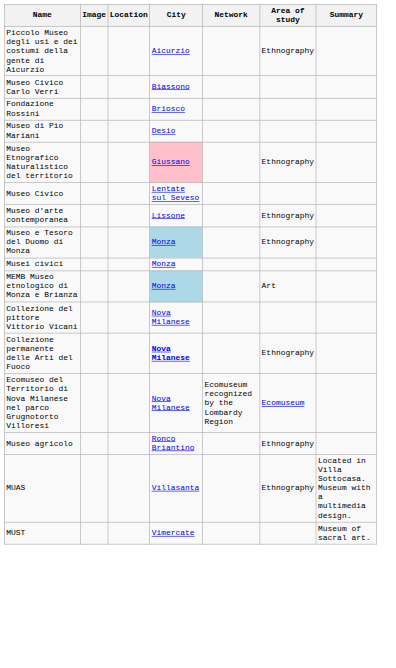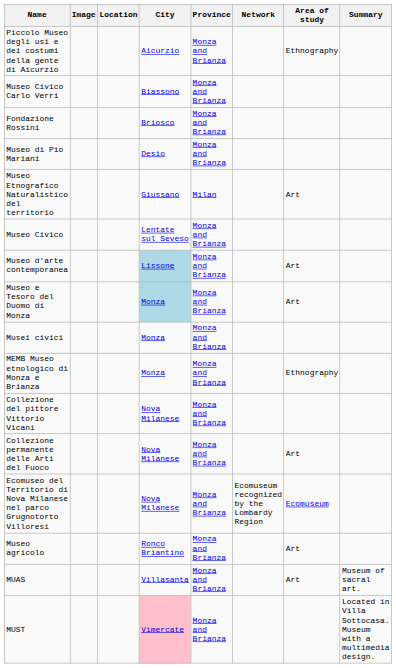+ column: (212, 15)
(171, 162) pink background -> (160, 194) no background
(288, 162) Ethnography -> (293, 194) Art
(168, 216) no background -> (158, 266) lightblue background
(288, 216) Ethnography -> (293, 266) Art
(288, 242) Ethnography -> (293, 302) Art
(164, 286) lightblue background -> (153, 373) no background
(269, 286) Art -> (312, 373) Ethnography
(171, 353) bold -> (160, 454) normal
(288, 353) Ethnography -> (293, 454) Art
(288, 443) Ethnography -> (293, 549) Art
(288, 488) Ethnography -> (293, 580) Art
(344, 488) Located in Villa Sottocasa. Museum with a multimedia design. -> (363, 580) Museum of sacral art.
(173, 533) no background -> (163, 629) pink background
(344, 533) Museum of sacral art. -> (366, 629) Located in Villa Sottocasa. Museum with a multimedia design.
